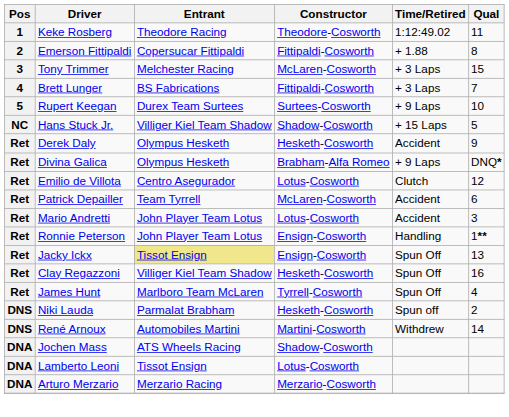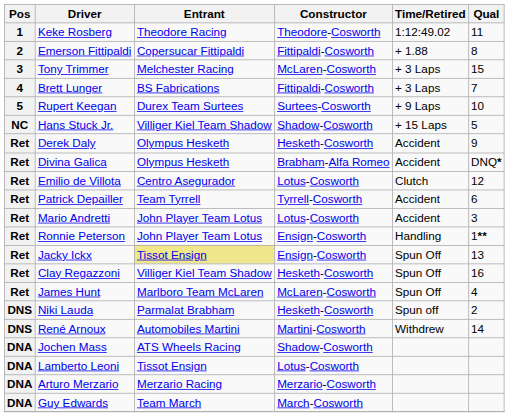(418, 162) + 9 Laps -> (417, 162) Accident
(327, 199) McLaren-Cosworth -> (320, 199) Tyrrell-Cosworth
(320, 292) Tyrrell-Cosworth -> (327, 292) McLaren-Cosworth
+ row: (73, 403)
